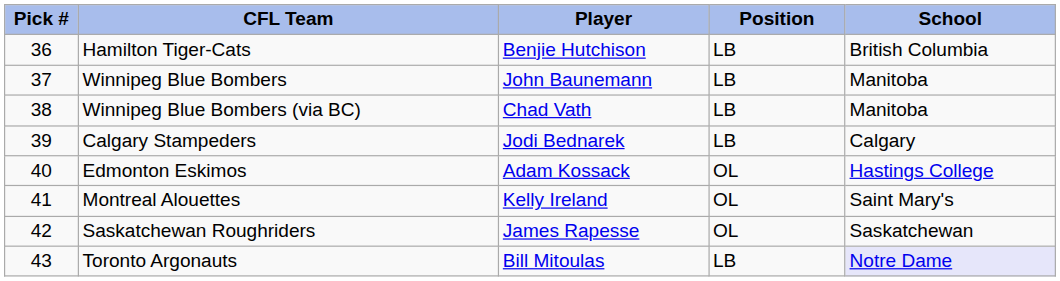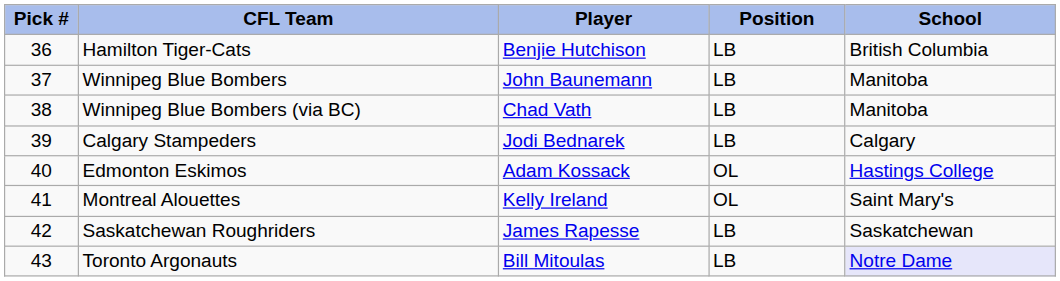(726, 230) OL -> (725, 230) LB
